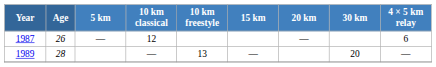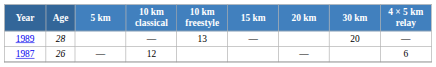rows swapped: (25, 39) <-> (25, 54)
